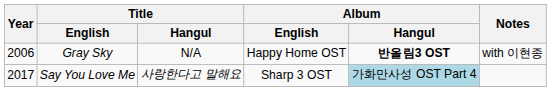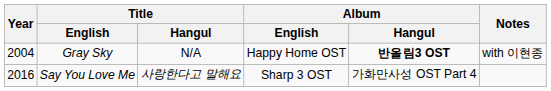(21, 53) 2006 -> (21, 53) 2004
(21, 75) 2017 -> (21, 75) 2016
(414, 75) lightblue background -> (414, 75) no background
